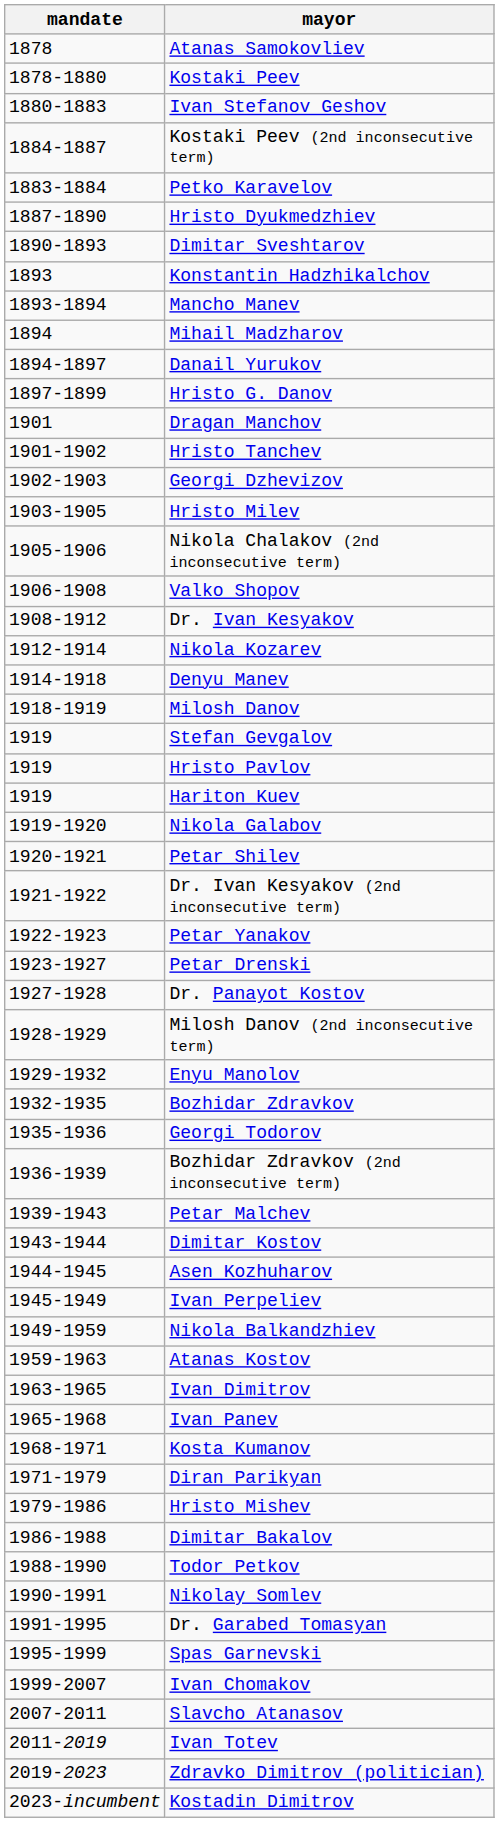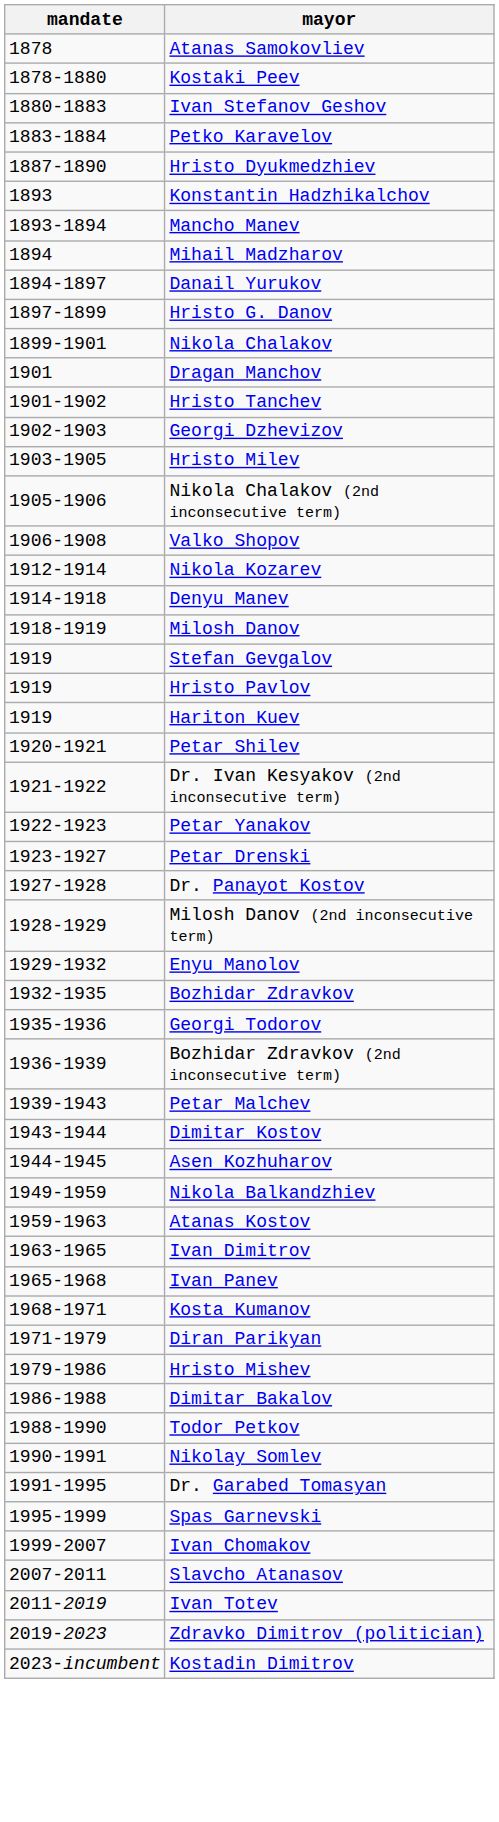- row: (321, 147)
- row: (267, 246)
+ row: (251, 343)
- row: (262, 621)
- row: (245, 827)
- row: (245, 1302)
